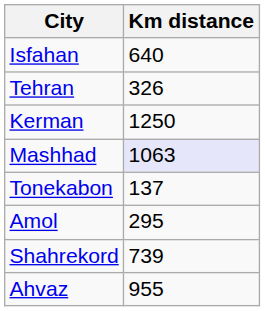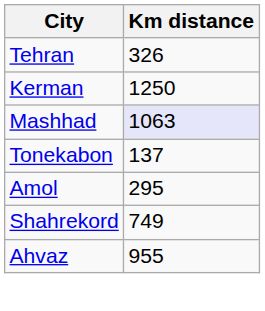- row: (44, 54)
(146, 255) 739 -> (146, 222) 749
